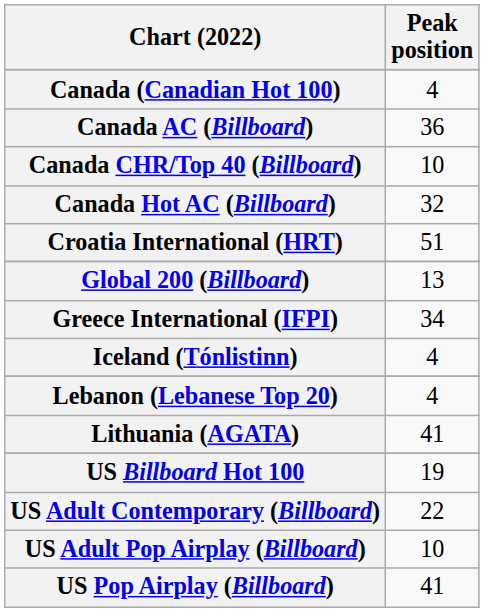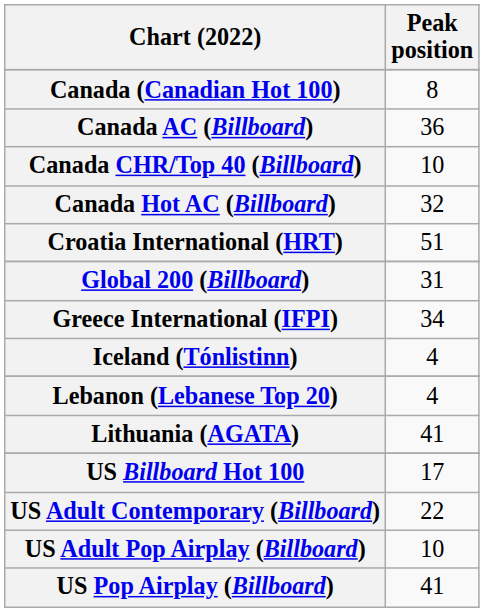(432, 89) 4 -> (432, 89) 8
(432, 280) 13 -> (432, 280) 31
(432, 472) 19 -> (432, 472) 17
